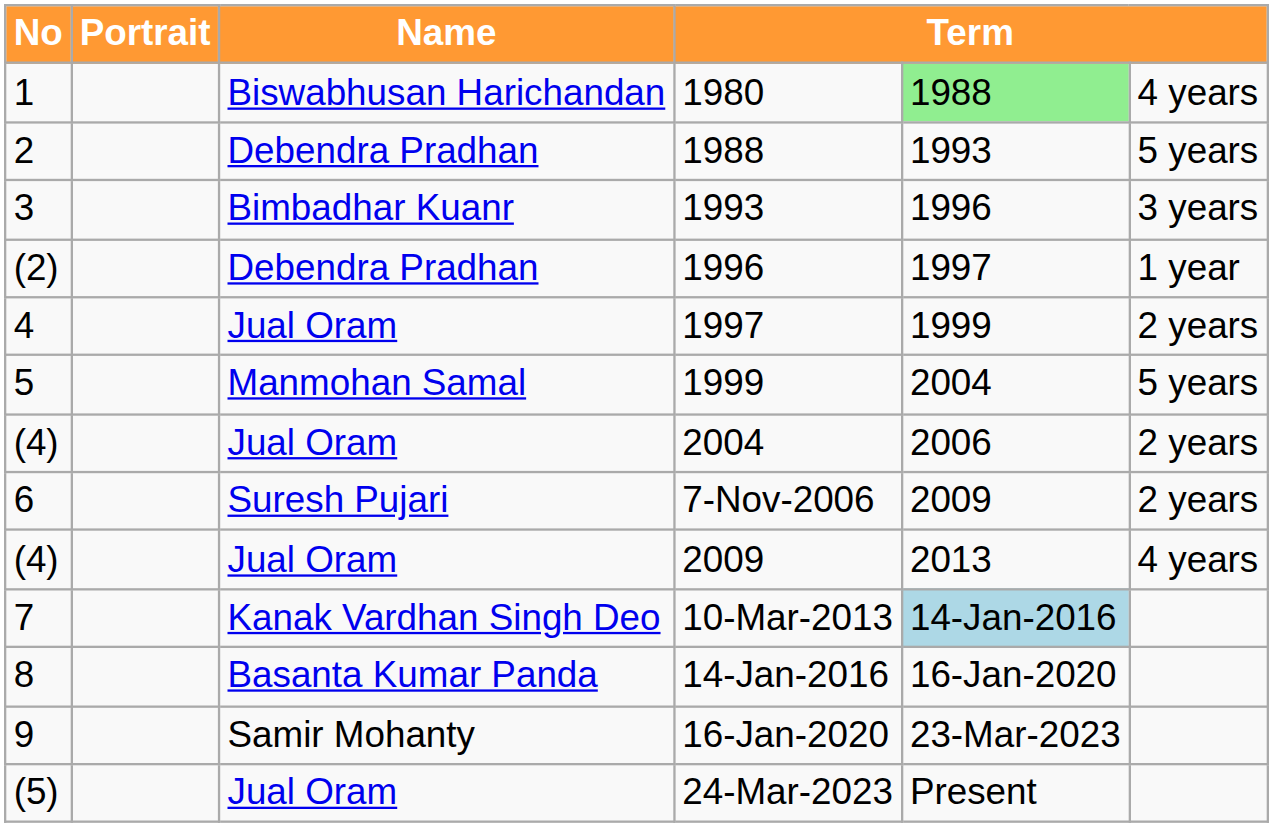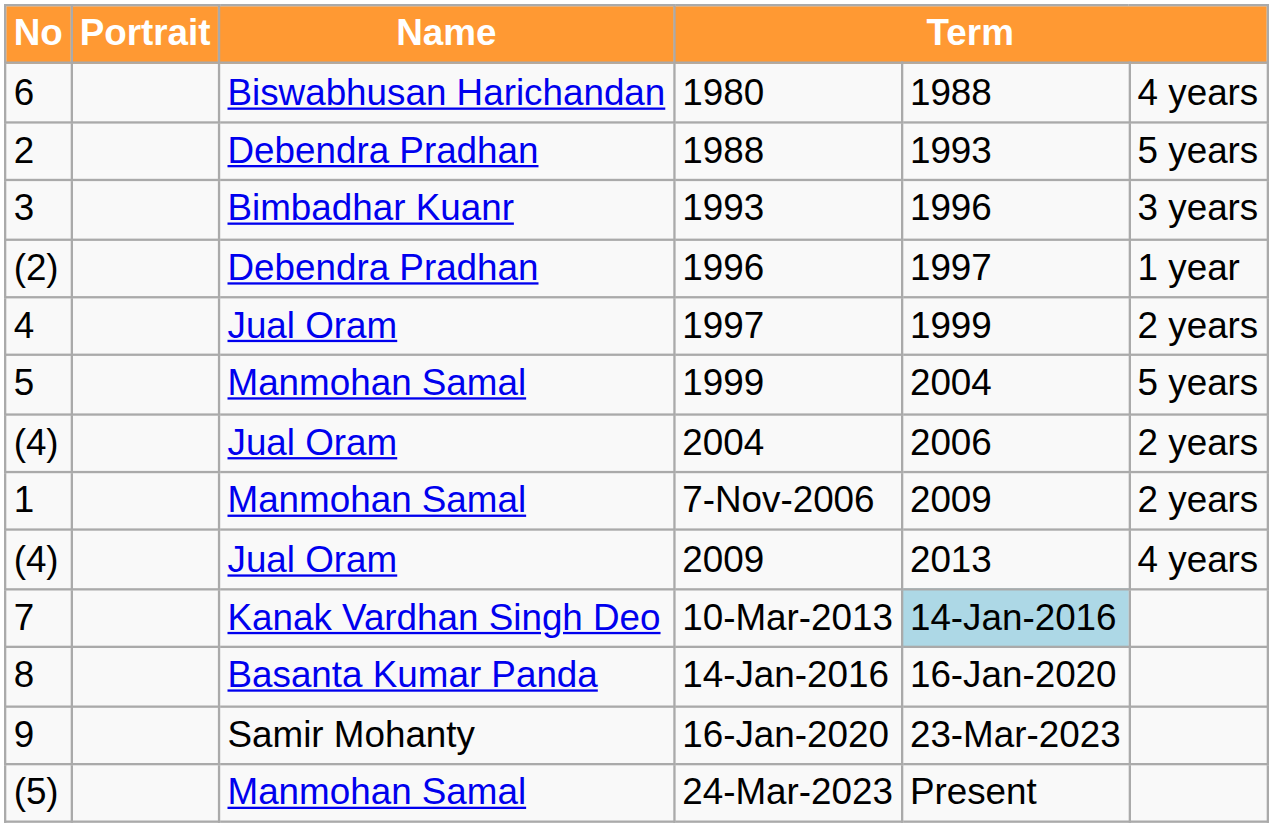(24, 92) 1 -> (24, 92) 6
(951, 92) lightgreen background -> (951, 92) no background
(24, 500) 6 -> (24, 500) 1
(338, 500) Suresh Pujari -> (377, 500) Manmohan Samal
(312, 792) Jual Oram -> (377, 792) Manmohan Samal
